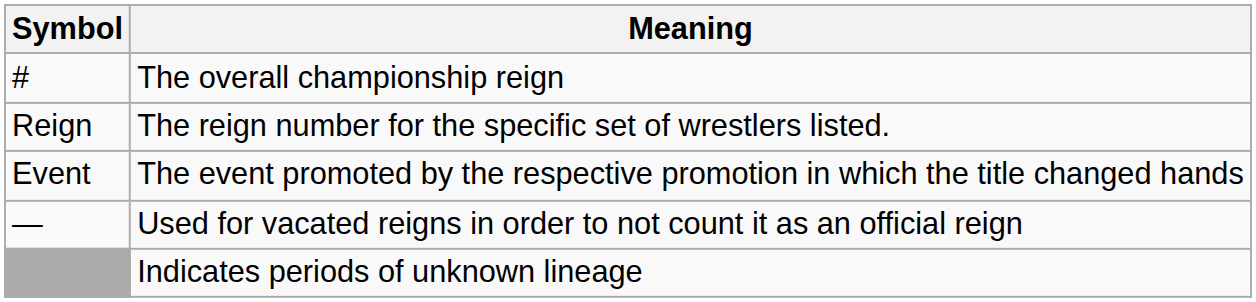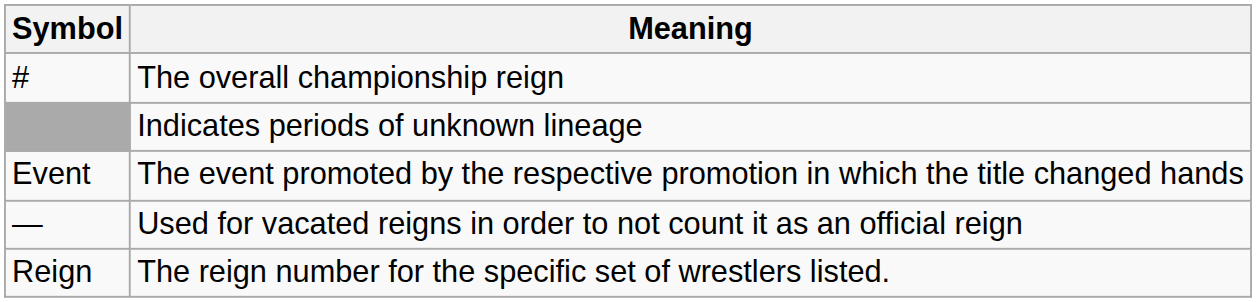rows swapped: (514, 126) <-> (390, 272)
